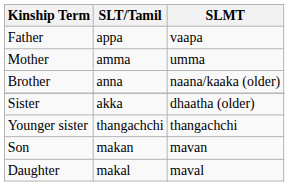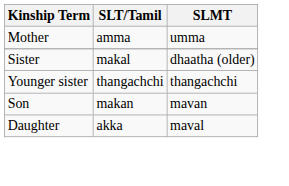- row: (25, 37)
- row: (29, 81)
(110, 103) akka -> (113, 59) makal
(113, 170) makal -> (110, 125) akka
